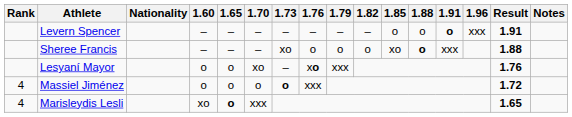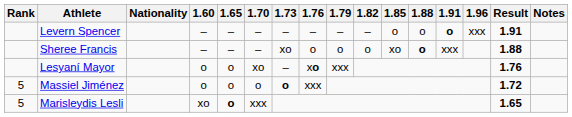(21, 85) 4 -> (21, 85) 5
(21, 103) 4 -> (21, 103) 5
